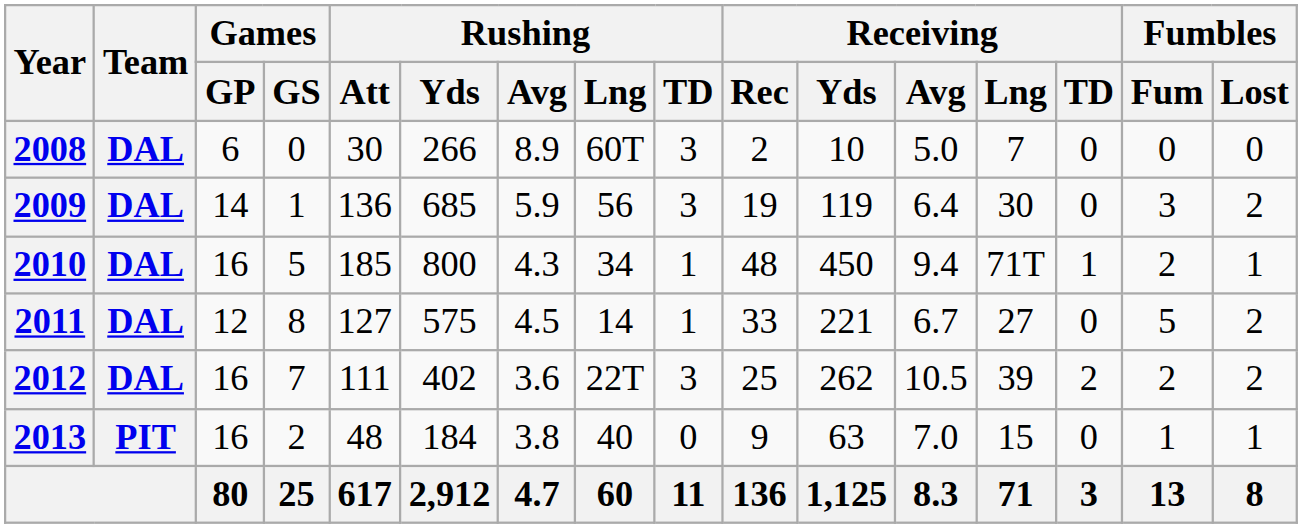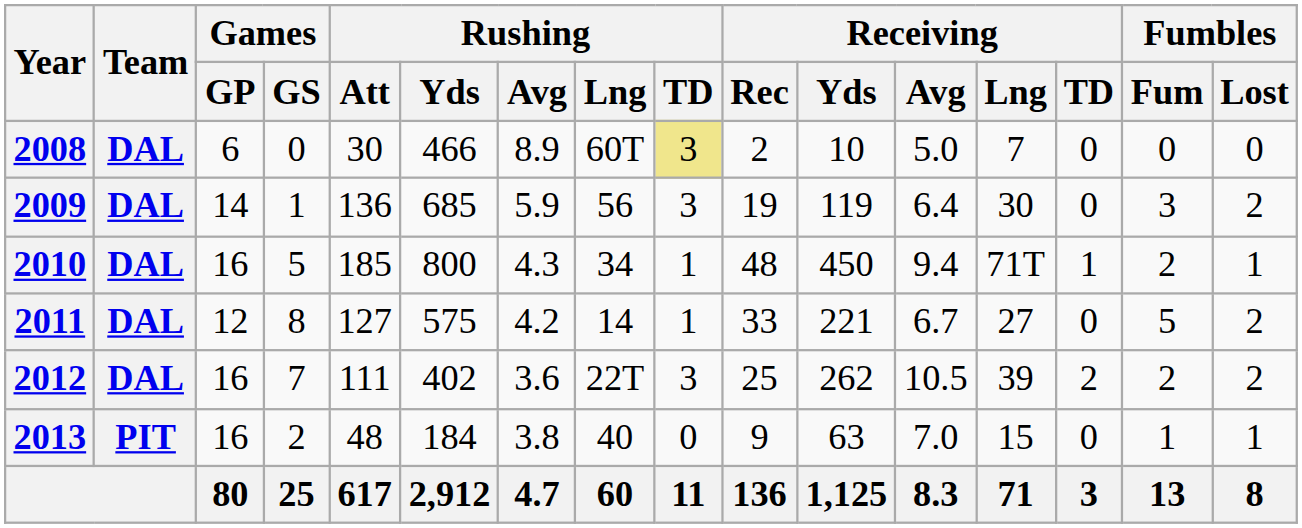(450, 148) 266 -> (450, 148) 466
(688, 148) no background -> (688, 148) khaki background
(537, 321) 4.5 -> (537, 321) 4.2
